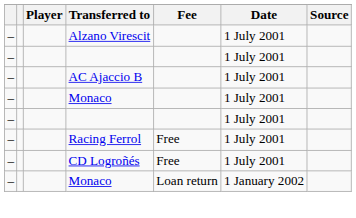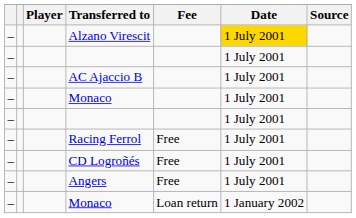(255, 35) no background -> (255, 35) gold background
+ row: (11, 181)
